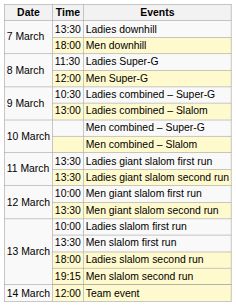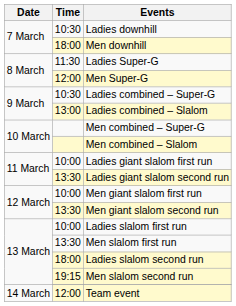(68, 29) 13:30 -> (68, 29) 10:30
(68, 161) 13:30 -> (68, 161) 10:00
